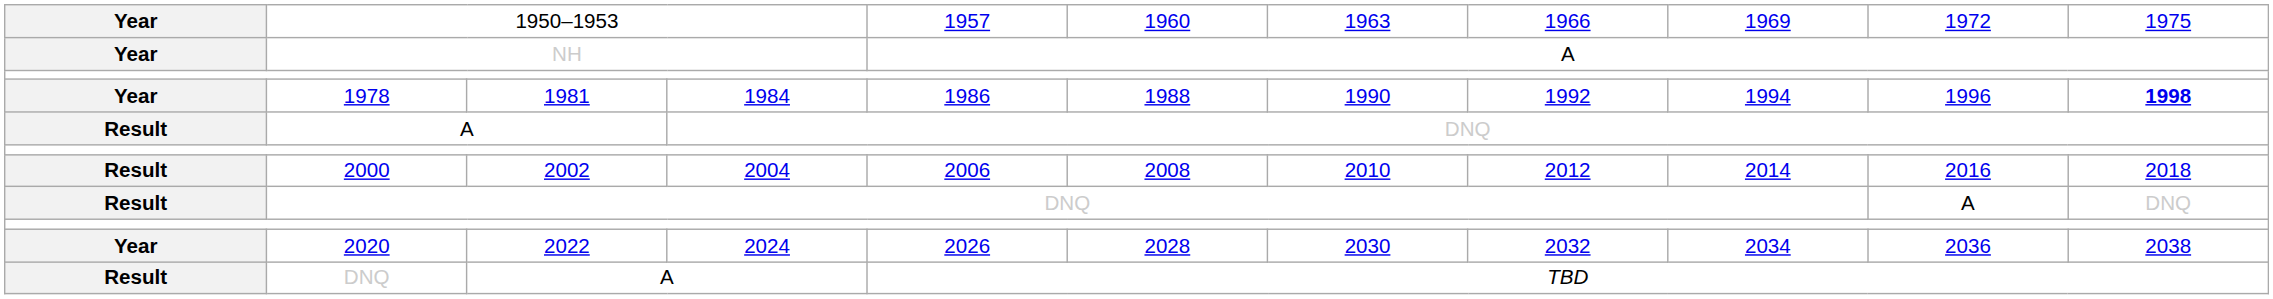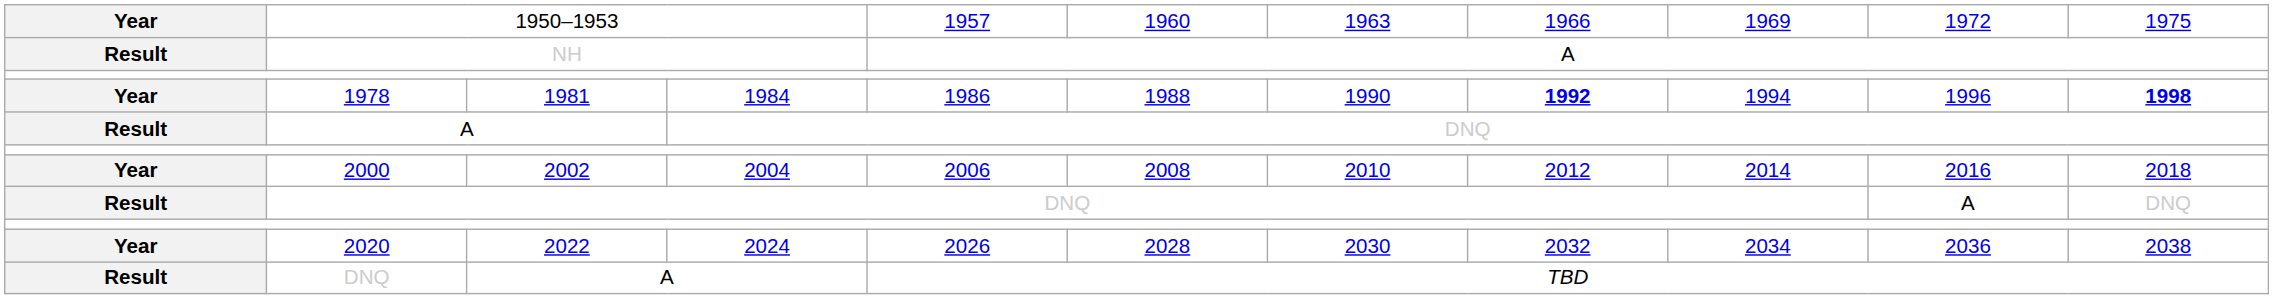(136, 54) Year -> (136, 54) Result
(1568, 96) normal -> (1568, 96) bold
(136, 171) Result -> (136, 171) Year
